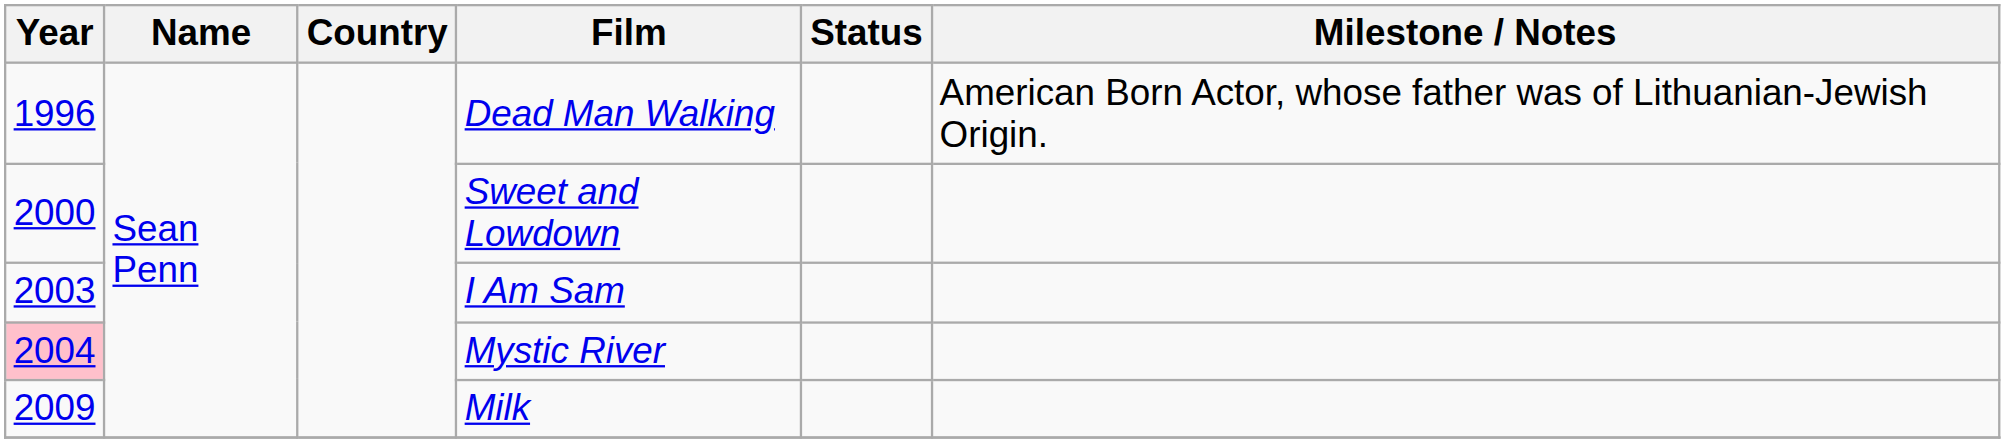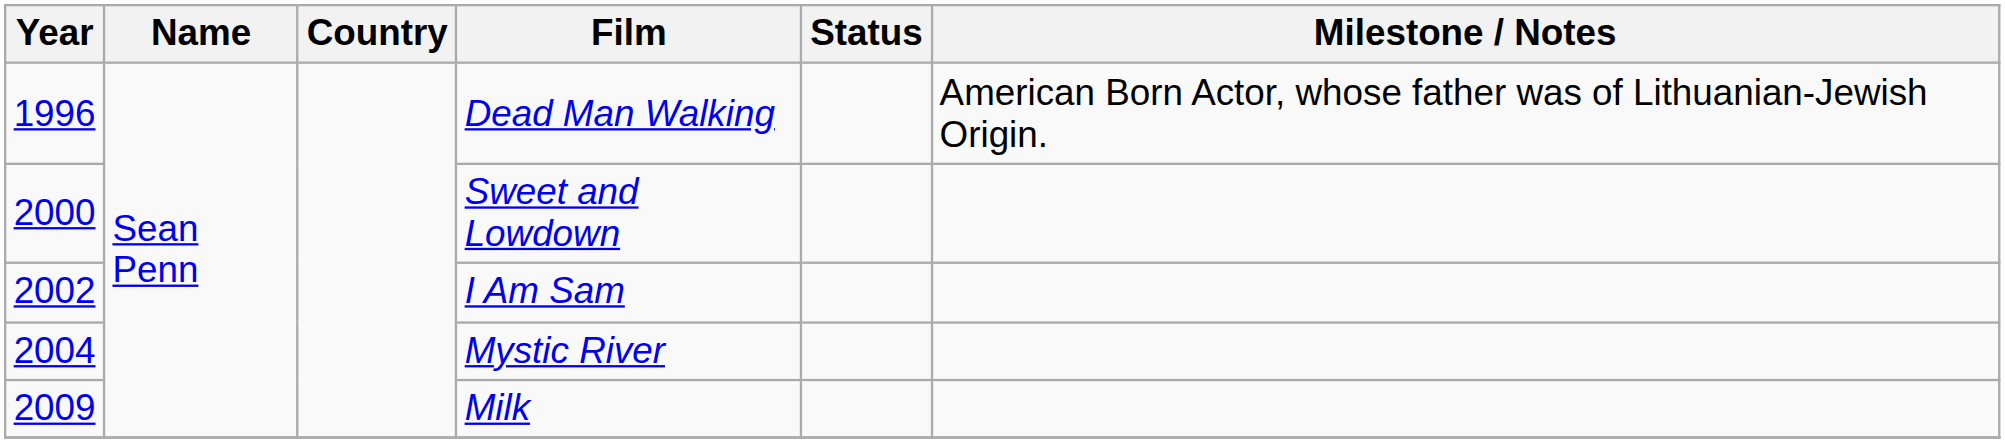(55, 291) 2003 -> (55, 291) 2002
(55, 349) pink background -> (55, 349) no background
